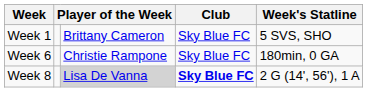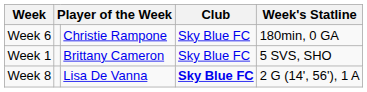rows swapped: (29, 35) <-> (29, 55)
(105, 76) lightgrey background -> (105, 76) no background
